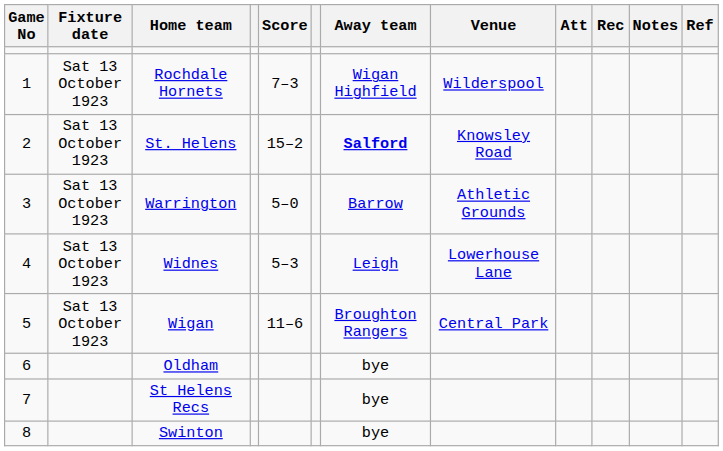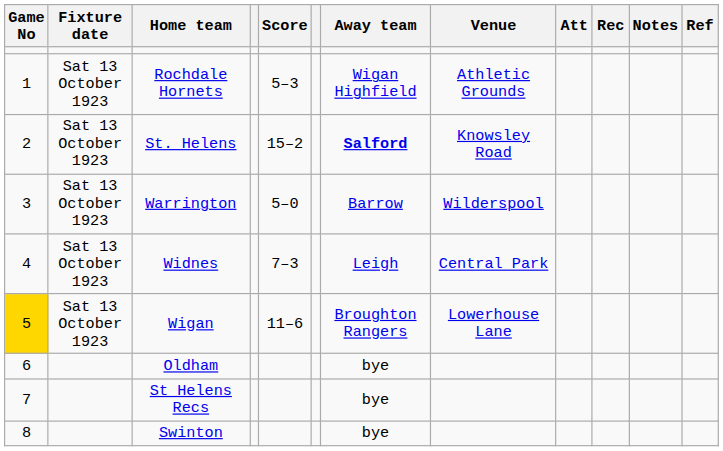(285, 84) 7–3 -> (285, 84) 5–3
(494, 84) Wilderspool -> (494, 84) Athletic Grounds
(494, 204) Athletic Grounds -> (494, 204) Wilderspool
(285, 264) 5–3 -> (285, 264) 7–3
(494, 264) Lowerhouse Lane -> (494, 264) Central Park
(26, 324) no background -> (26, 324) gold background
(494, 324) Central Park -> (494, 324) Lowerhouse Lane
